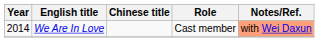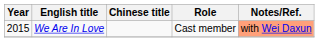(18, 28) 2014 -> (18, 28) 2015
